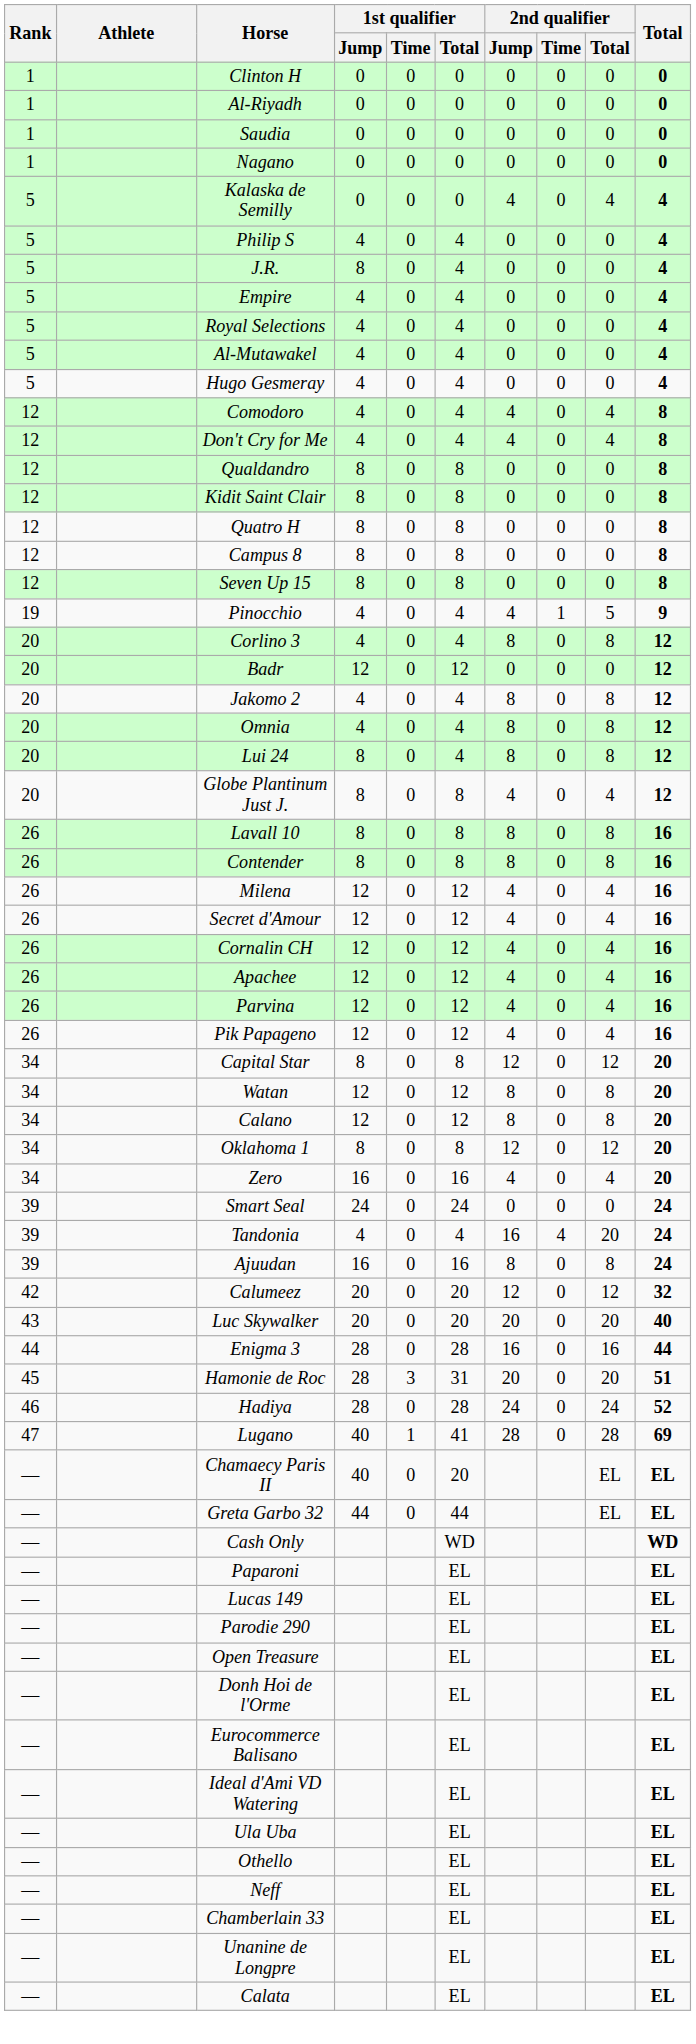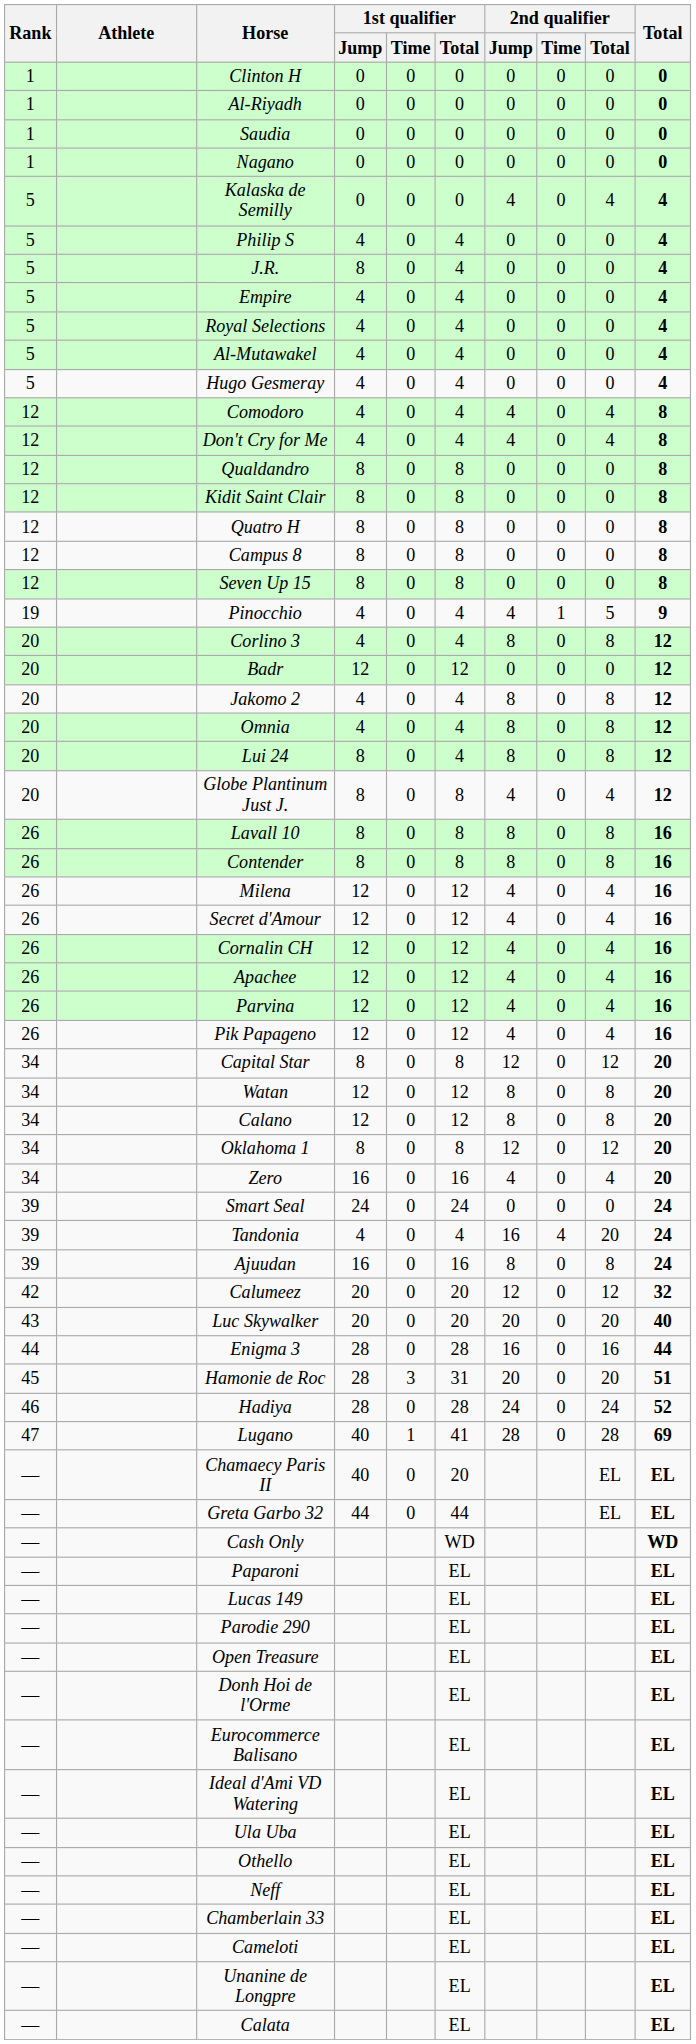+ row: (265, 1947)
